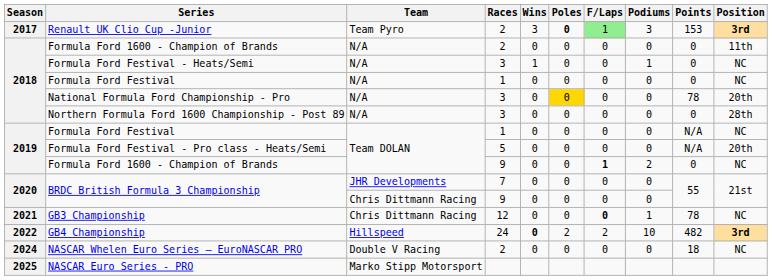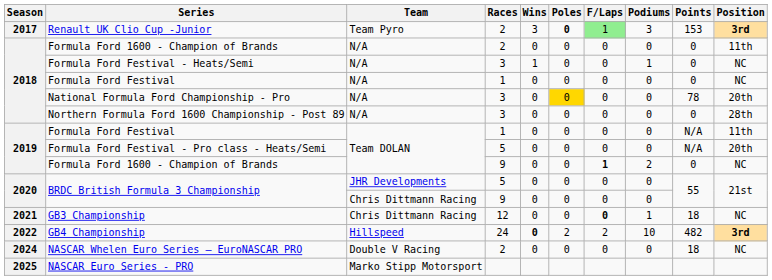(741, 131) NC -> (741, 131) 11th
(503, 182) 7 -> (503, 182) 5
(693, 215) 78 -> (693, 215) 18
